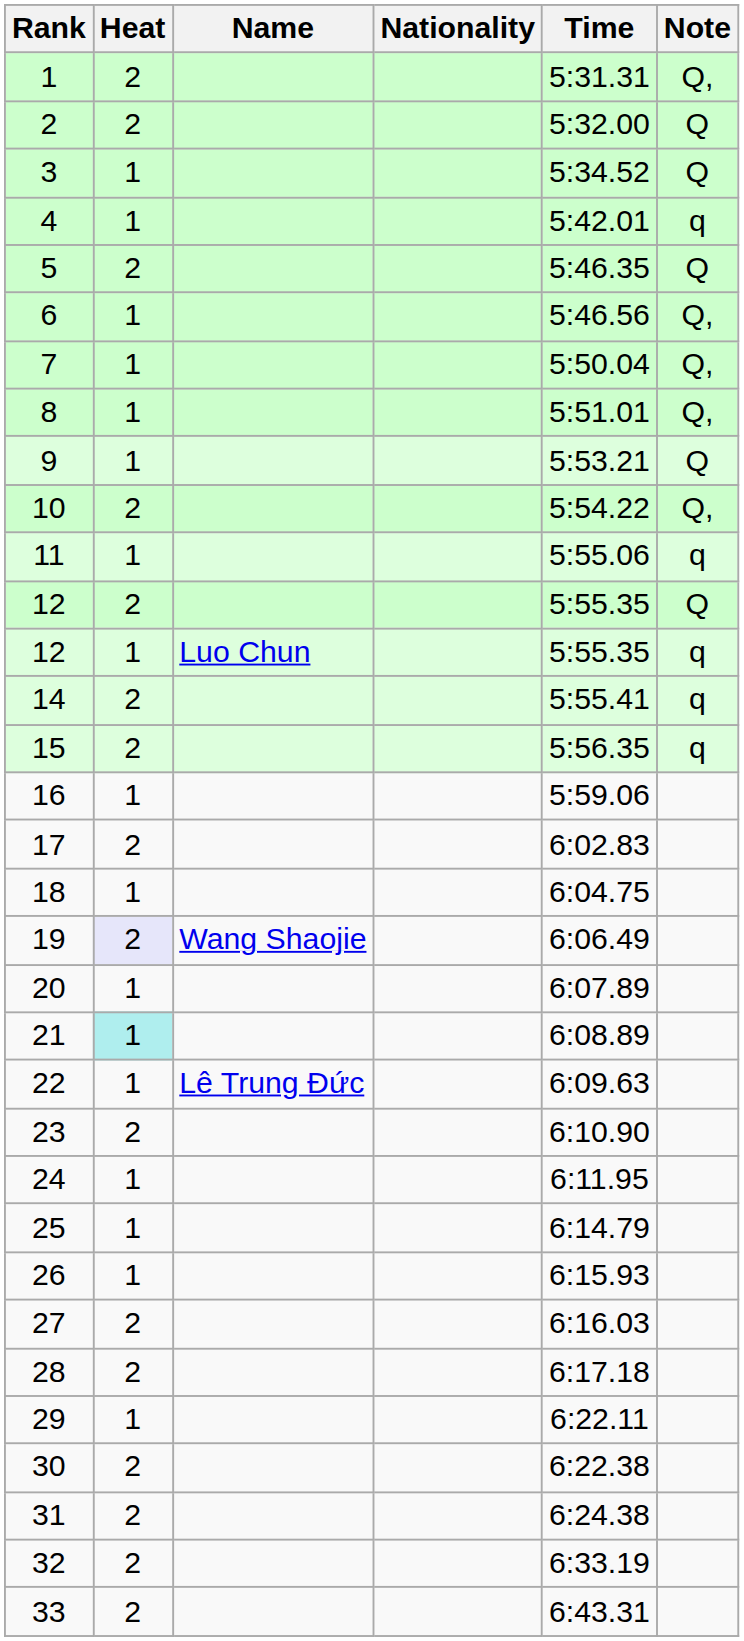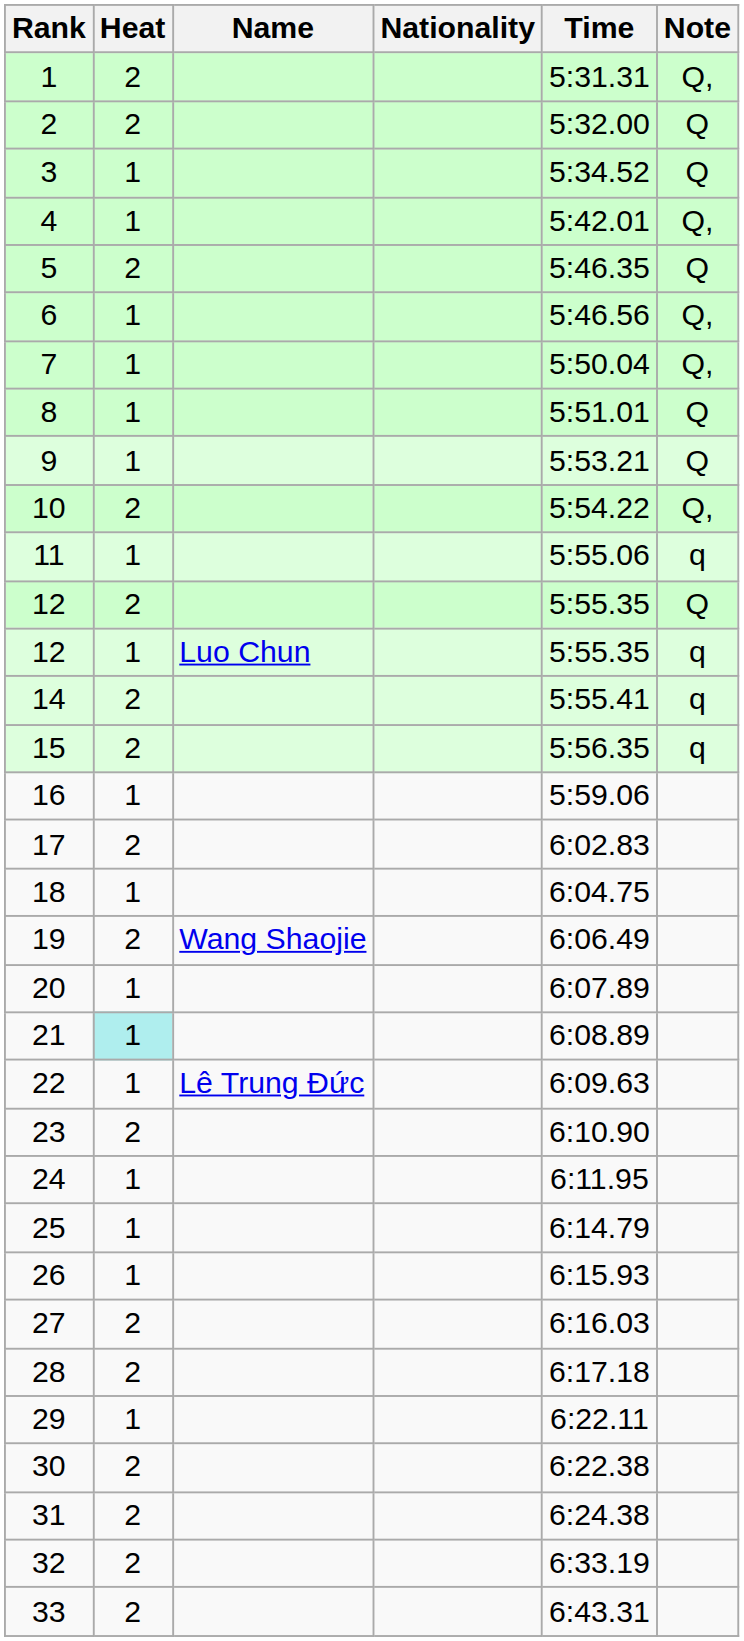(697, 220) q -> (697, 220) Q,
(697, 412) Q, -> (697, 412) Q
(133, 939) lavender background -> (133, 939) no background
